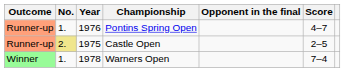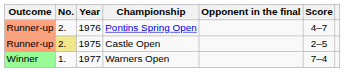(62, 28) 1. -> (62, 28) 2.
(90, 59) 1978 -> (90, 59) 1977
